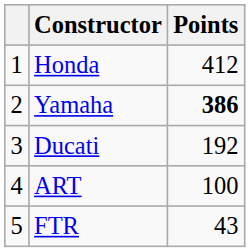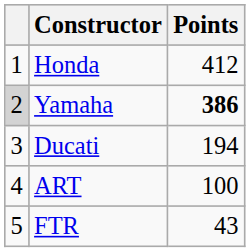(17, 105) no background -> (17, 105) lightgrey background
(220, 145) 192 -> (220, 145) 194
